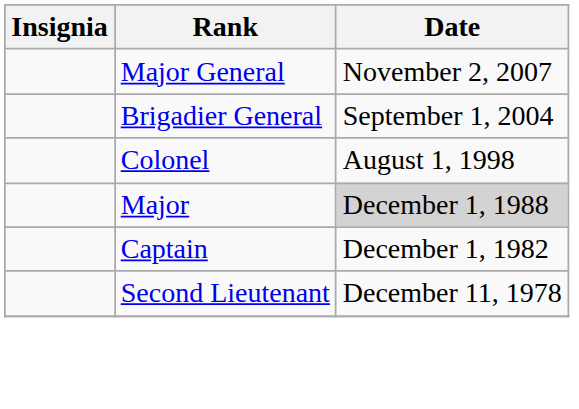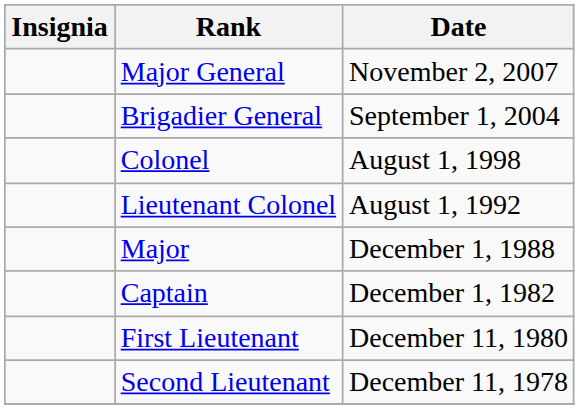+ row: (228, 204)
(446, 204) lightgrey background -> (452, 248) no background
+ row: (210, 337)
